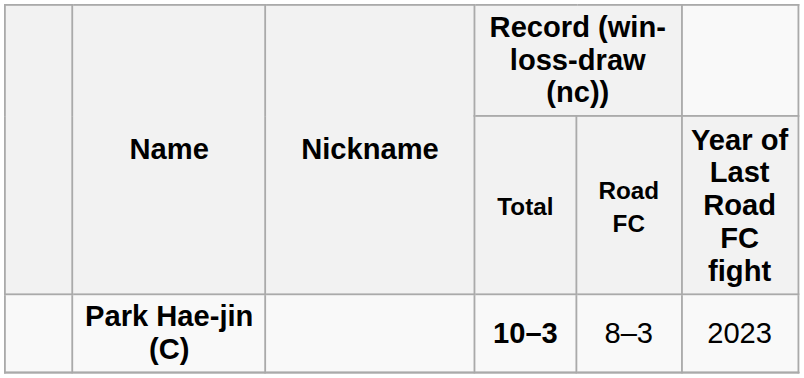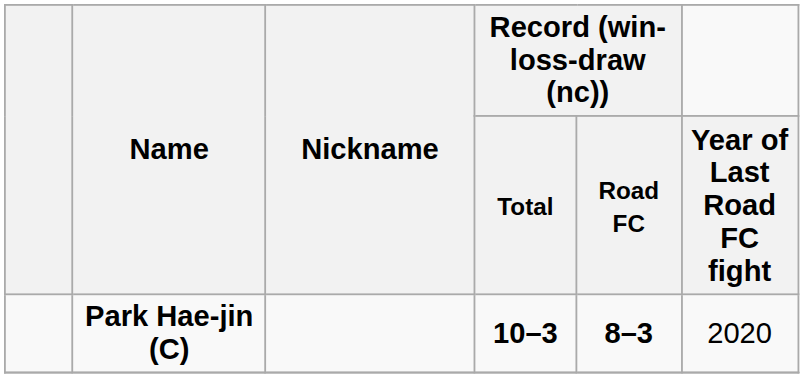(629, 332) normal -> (629, 332) bold
(740, 332) 2023 -> (740, 332) 2020
